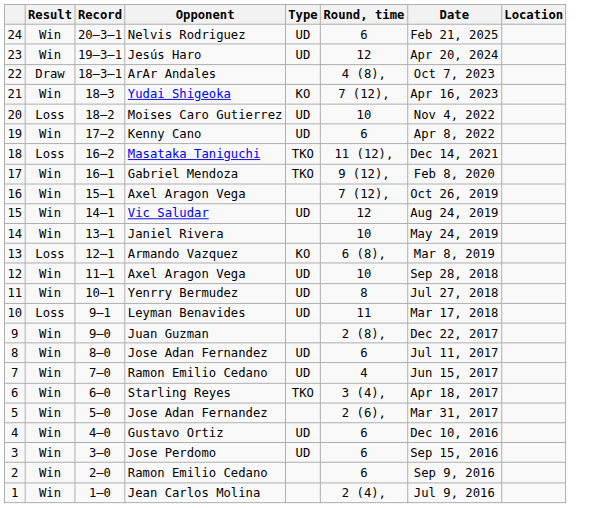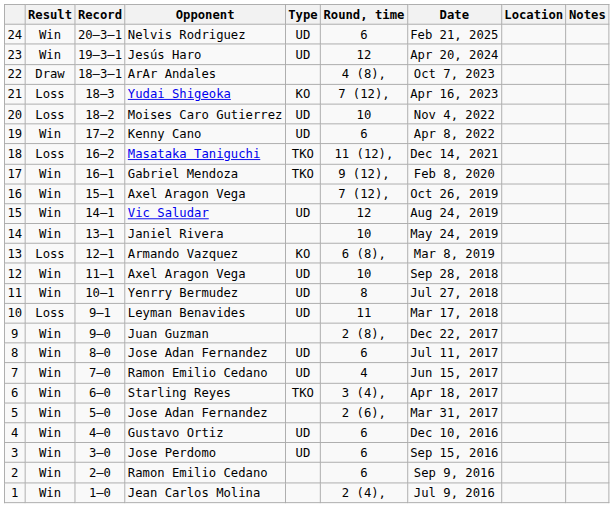+ column: (587, 14)
(50, 94) Win -> (50, 94) Loss
